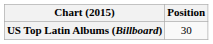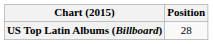(186, 30) 30 -> (186, 30) 28
